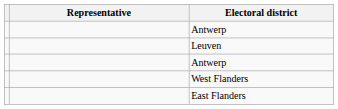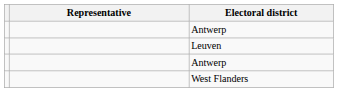- row: (7, 96)
